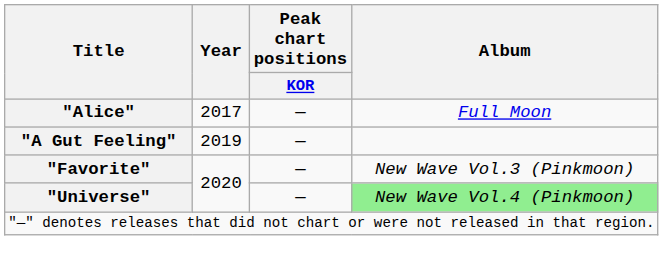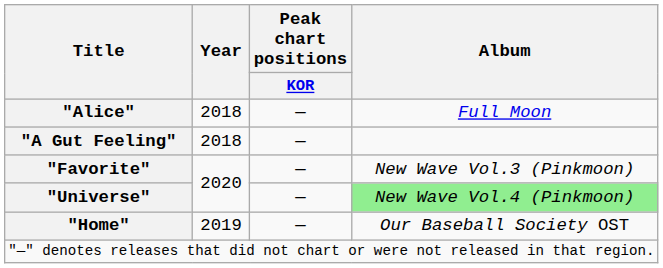(221, 113) 2017 -> (221, 113) 2018
(221, 141) 2019 -> (221, 141) 2018
+ row: (99, 226)
